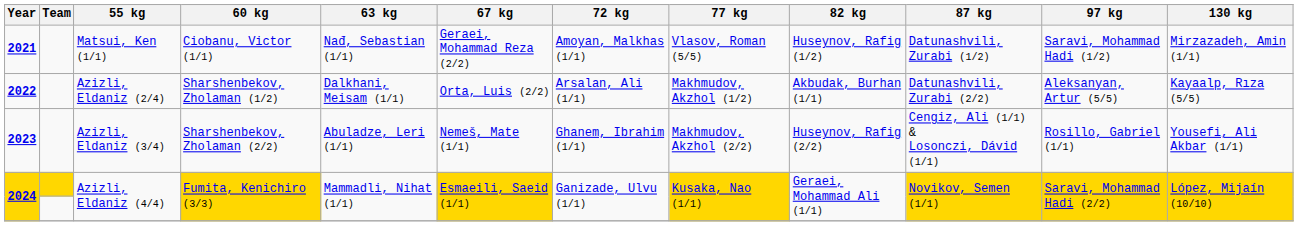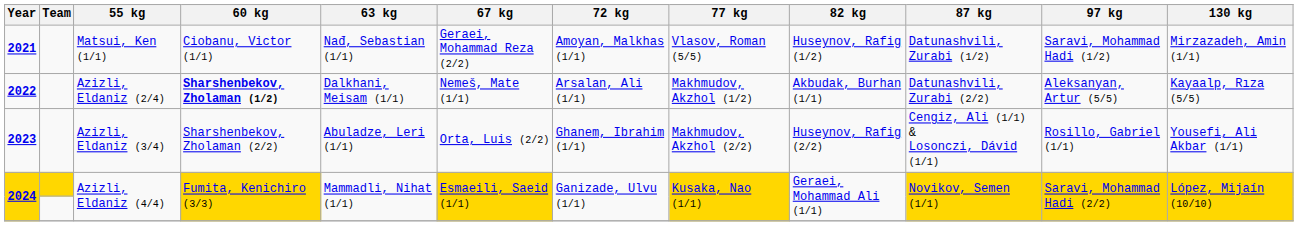(234, 91) normal -> (234, 91) bold
(495, 91) Orta, Luis (2/2) -> (479, 90) Nemeš, Mate (1/1)
(479, 139) Nemeš, Mate (1/1) -> (495, 140) Orta, Luis (2/2)
